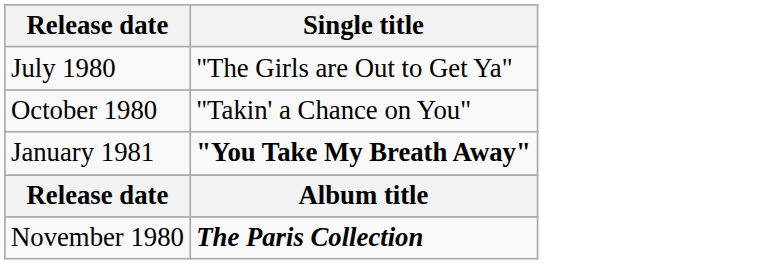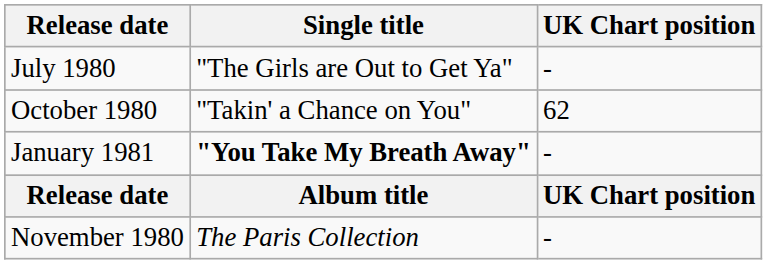+ column: (649, 25)
(310, 237) bold -> (308, 237) normal
